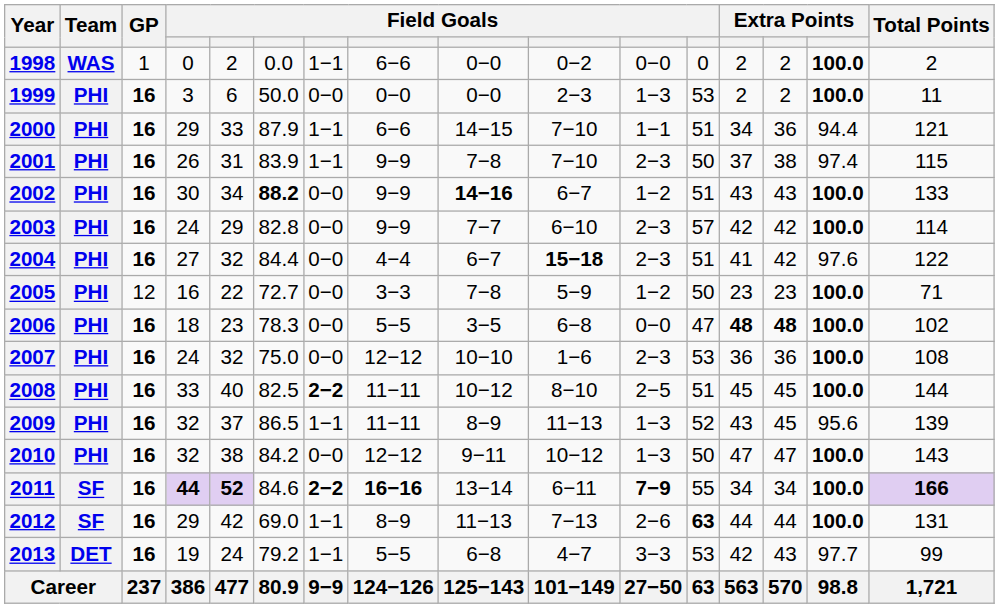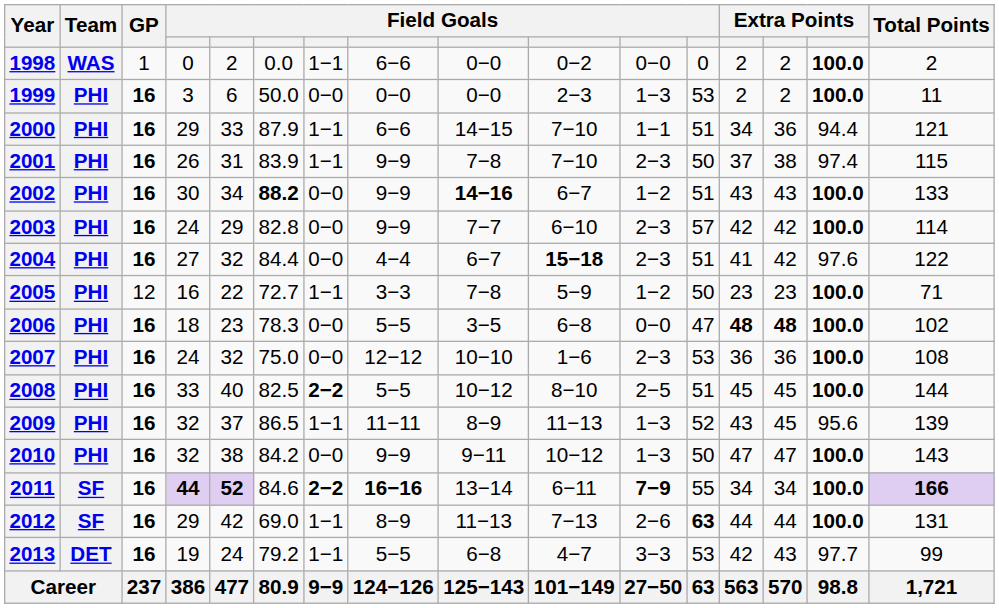(326, 292) 0−0 -> (326, 292) 1−1
(393, 390) 11−11 -> (393, 390) 5−5
(393, 455) 12−12 -> (393, 455) 9−9
